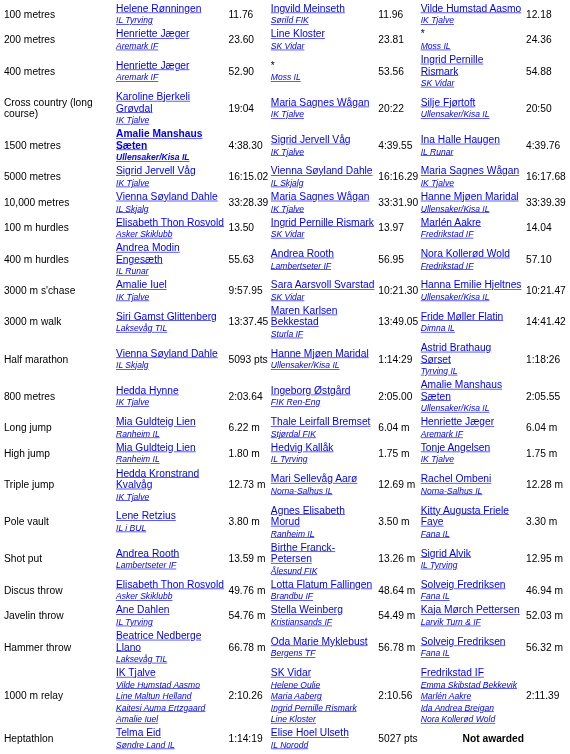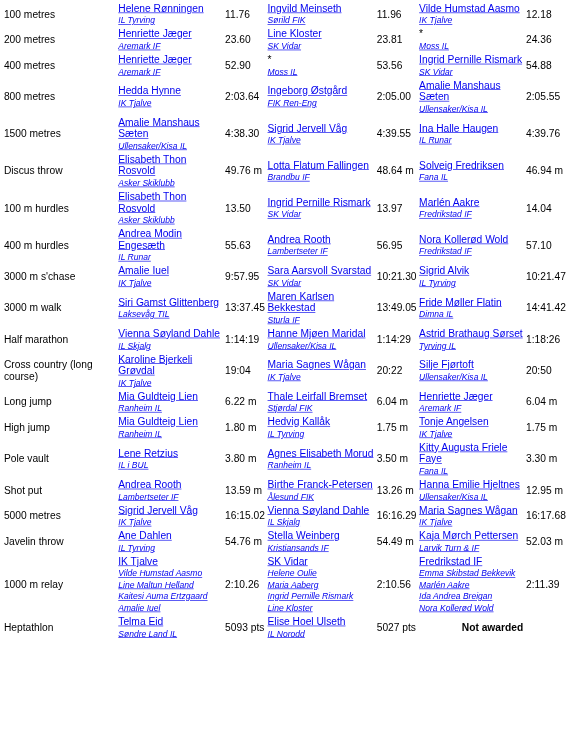rows swapped: (30, 396) <-> (48, 108)
(159, 145) bold -> (159, 134) normal
rows swapped: (32, 177) <-> (33, 590)
- row: (37, 202)
(471, 291) Hanna Emilie Hjeltnes Ullensaker/Kisa IL -> (444, 277) Sigrid Alvik IL Tyrving
(248, 359) 5093 pts -> (242, 339) 1:14:19
- row: (29, 485)
(446, 559) Sigrid Alvik IL Tyrving -> (469, 490) Hanna Emilie Hjeltnes Ullensaker/Kisa IL
- row: (37, 647)
(246, 739) 1:14:19 -> (245, 627) 5093 pts
